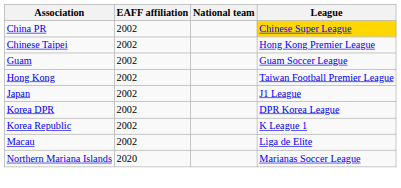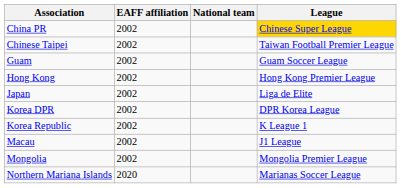(317, 45) Hong Kong Premier League -> (327, 45) Taiwan Football Premier League
(327, 77) Taiwan Football Premier League -> (317, 77) Hong Kong Premier League
(280, 93) J1 League -> (286, 93) Liga de Elite
(286, 142) Liga de Elite -> (280, 142) J1 League
+ row: (27, 158)
